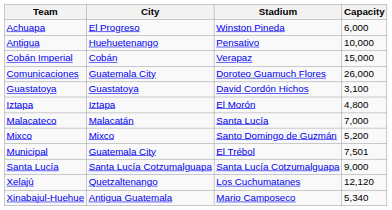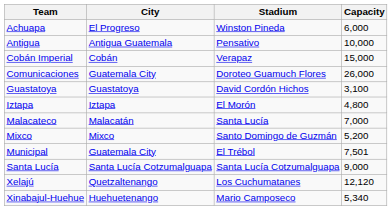(123, 43) Huehuetenango -> (130, 43) Antigua Guatemala
(130, 197) Antigua Guatemala -> (123, 197) Huehuetenango
